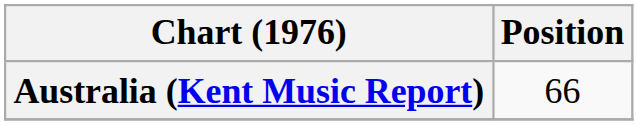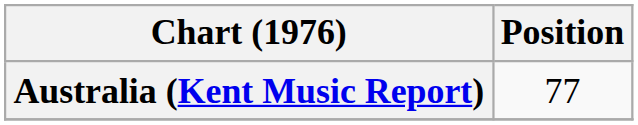(562, 89) 66 -> (562, 89) 77
